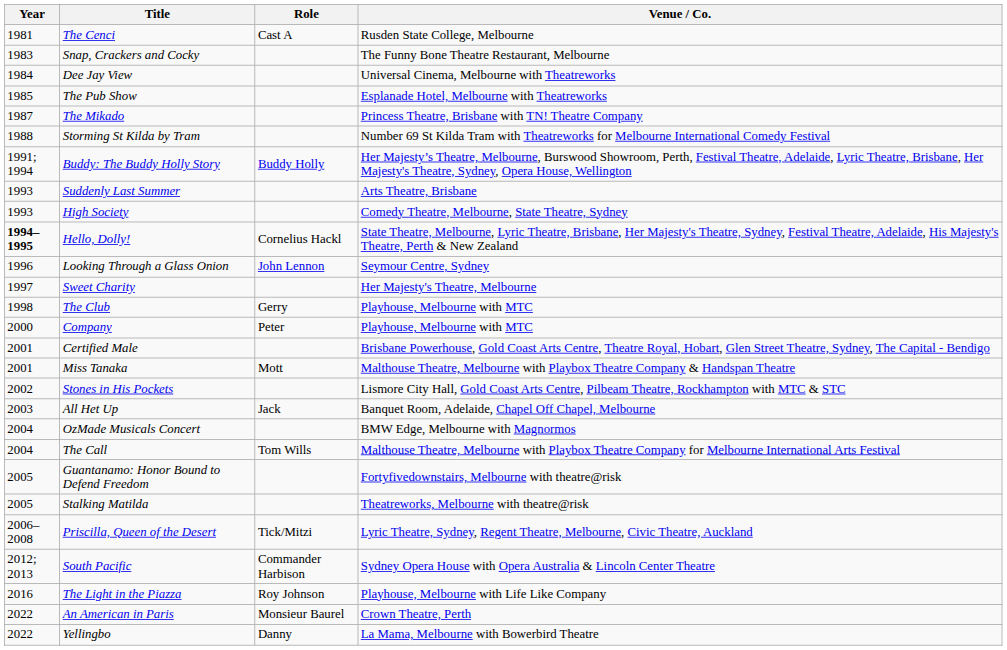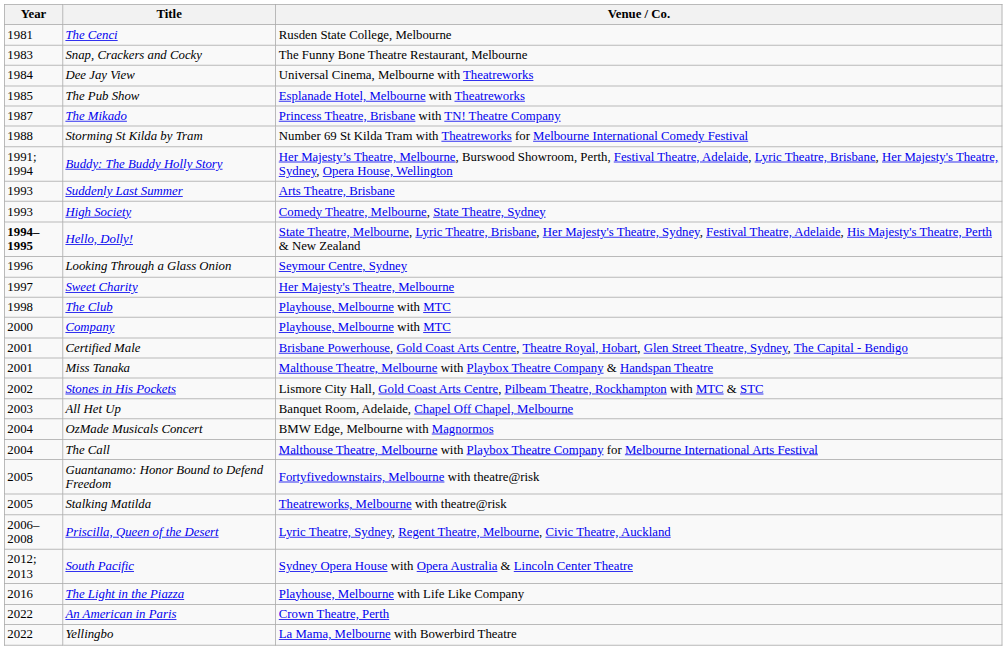- column: (306, 14)
